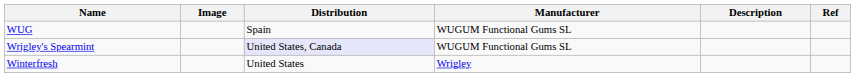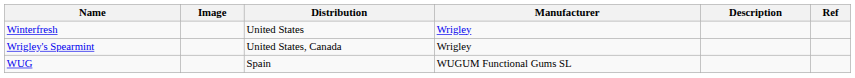rows swapped: (32, 64) <-> (20, 30)
(294, 47) lavender background -> (294, 47) no background
(504, 47) WUGUM Functional Gums SL -> (454, 47) Wrigley
